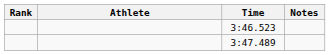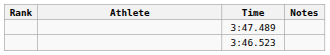rows swapped: (253, 27) <-> (253, 42)
